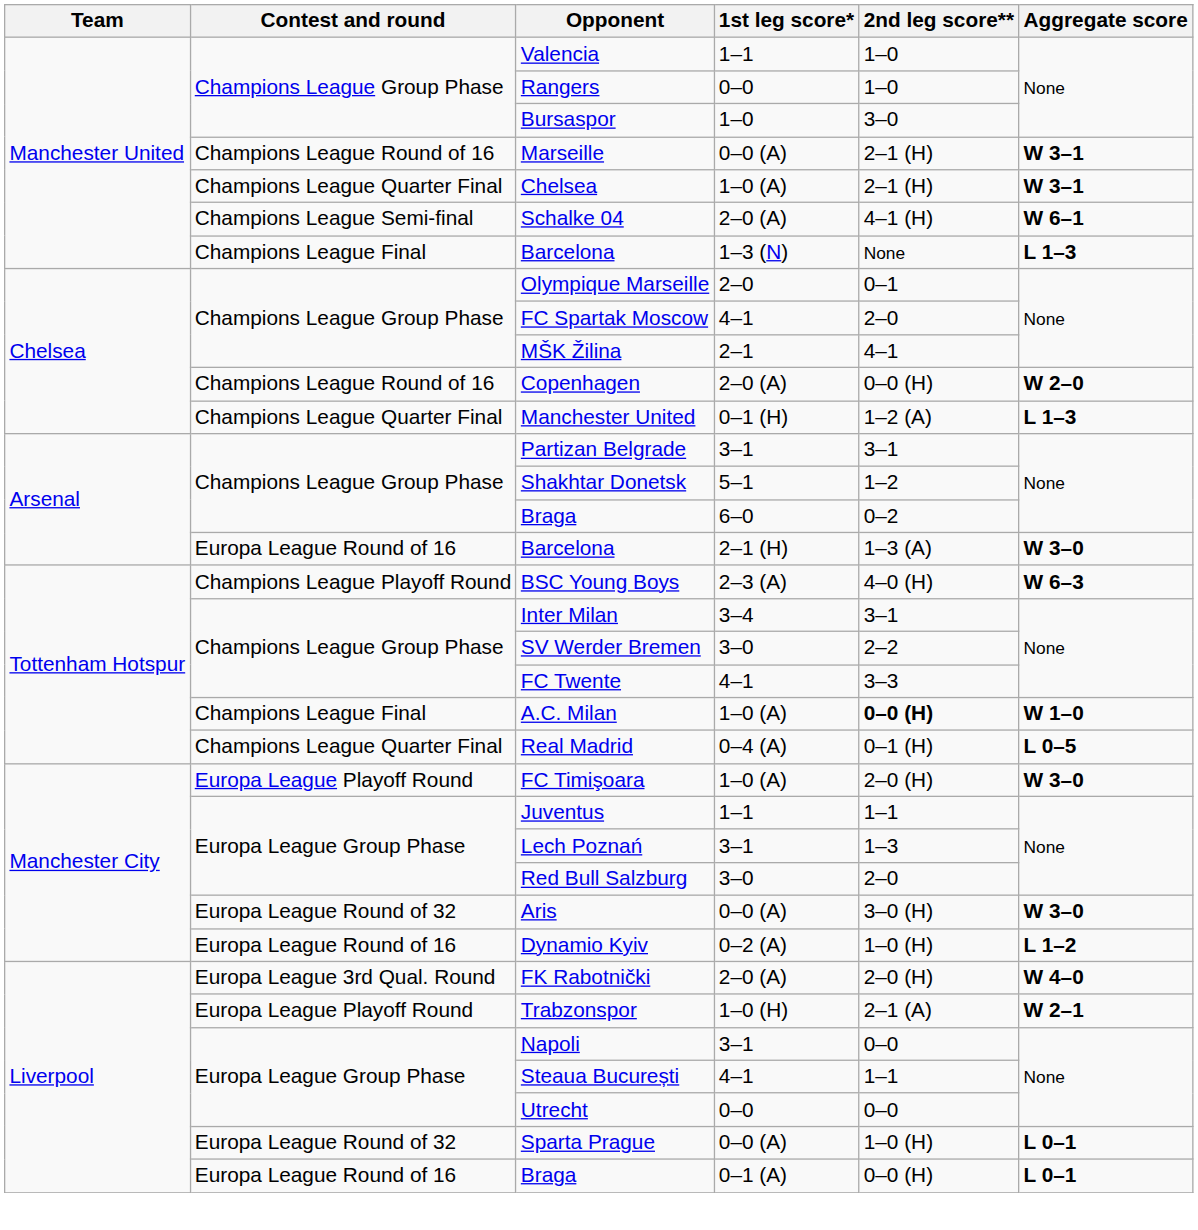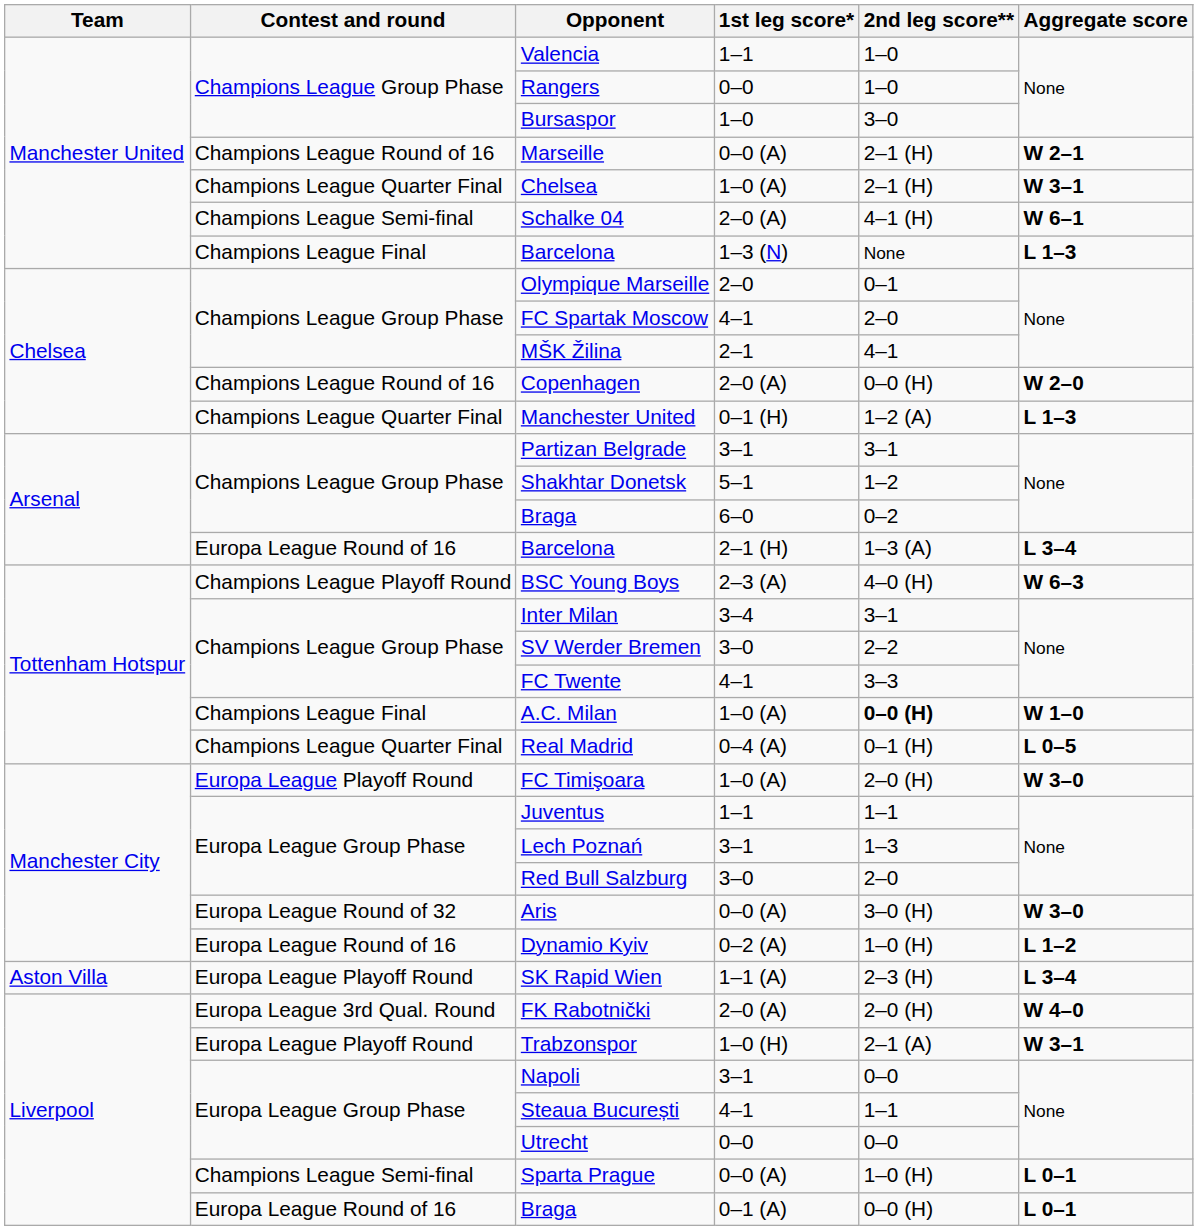(1054, 152) W 3–1 -> (1054, 152) W 2–1
(1054, 548) W 3–0 -> (1050, 548) L 3–4
+ row: (591, 977)
(1054, 1010) W 2–1 -> (1054, 1043) W 3–1
(325, 1142) Europa League Round of 32 -> (334, 1175) Champions League Semi-final
